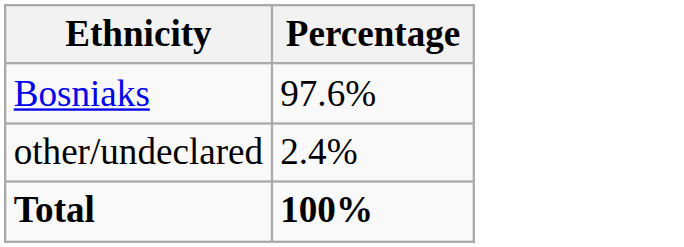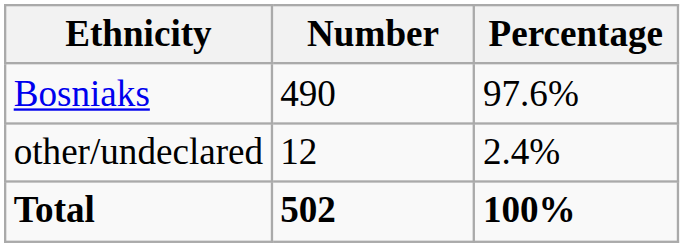+ column: (373, 33)
